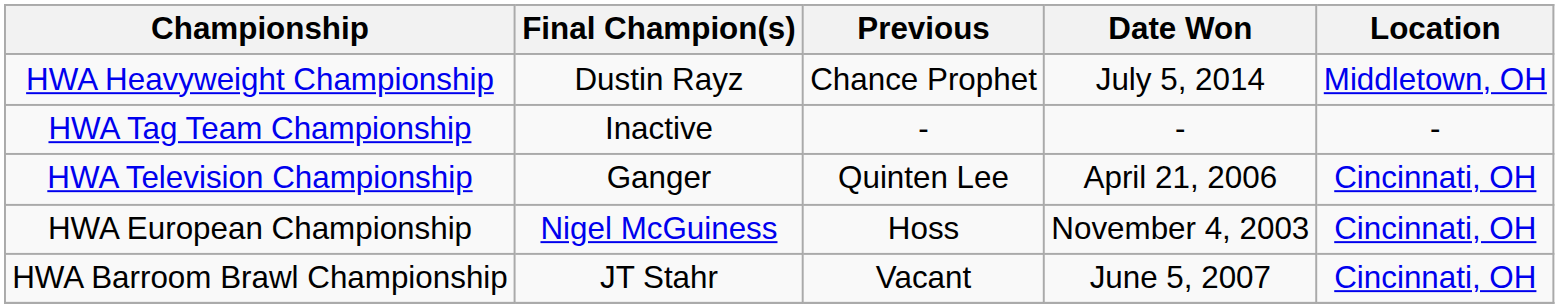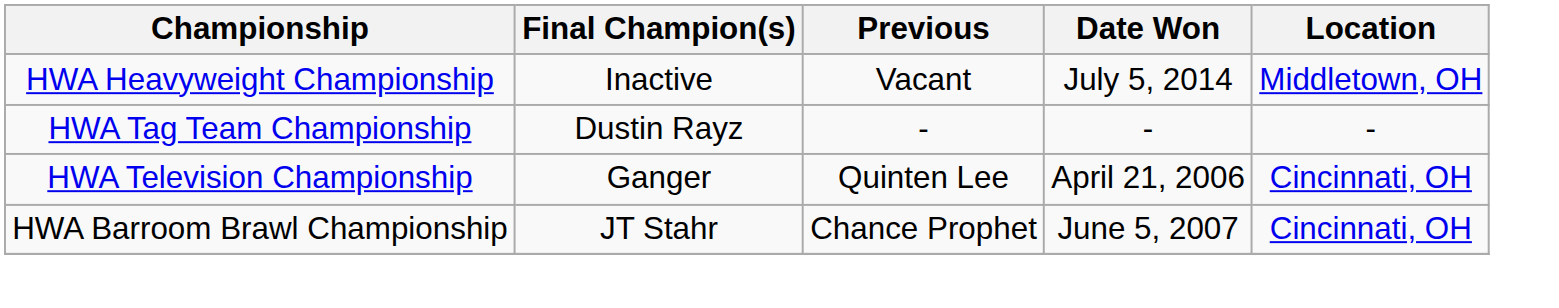(659, 79) Dustin Rayz -> (659, 79) Inactive
(924, 79) Chance Prophet -> (924, 79) Vacant
(659, 128) Inactive -> (659, 128) Dustin Rayz
- row: (260, 228)
(924, 278) Vacant -> (924, 228) Chance Prophet
